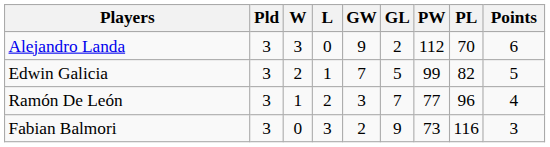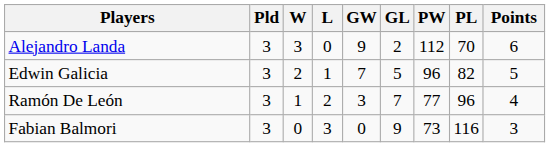(432, 73) 99 -> (432, 73) 96
(362, 127) 2 -> (362, 127) 0
